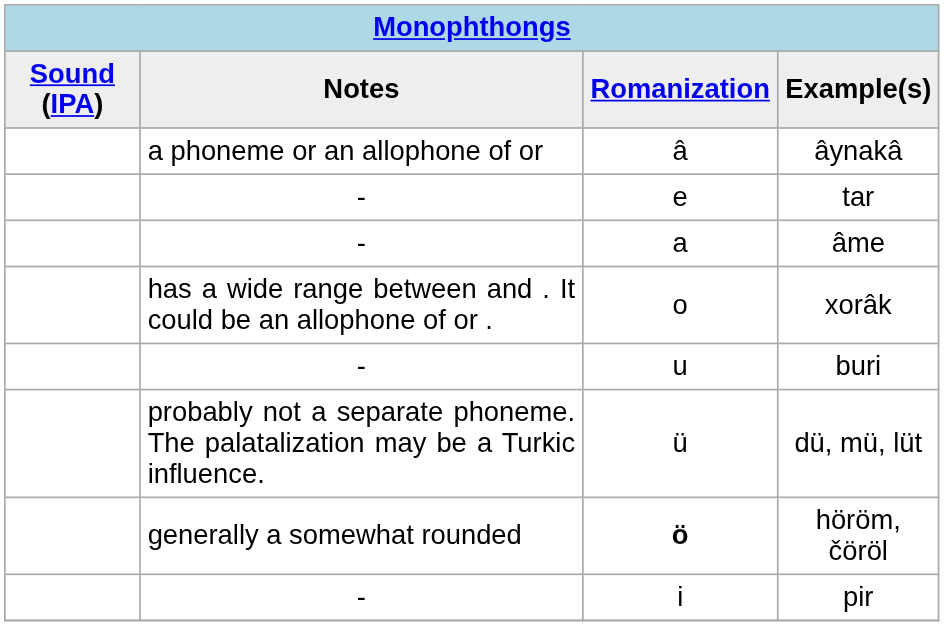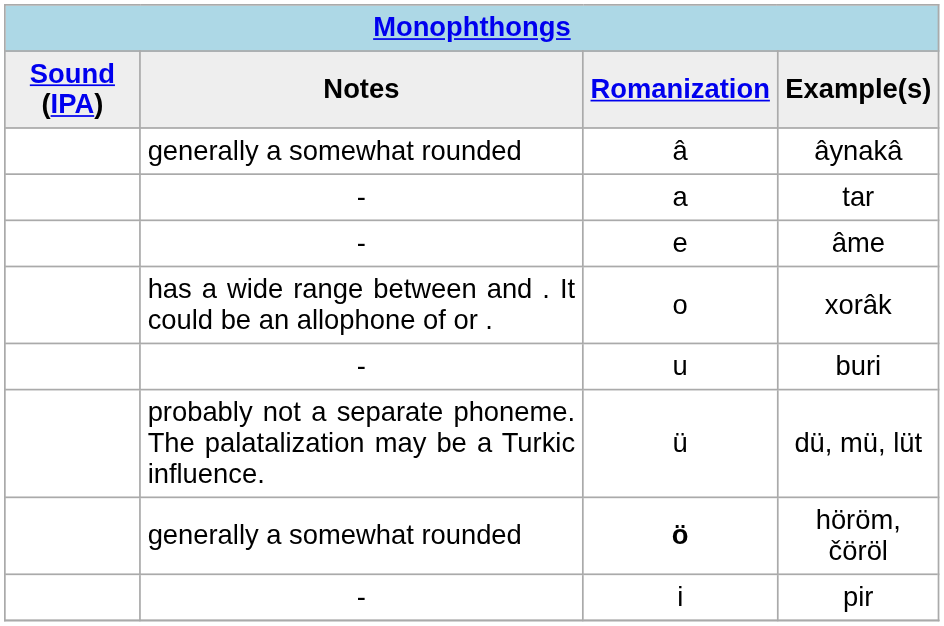(345, 150) a phoneme or an allophone of or -> (335, 150) generally a somewhat rounded
(680, 196) e -> (680, 196) a
(680, 243) a -> (680, 243) e
